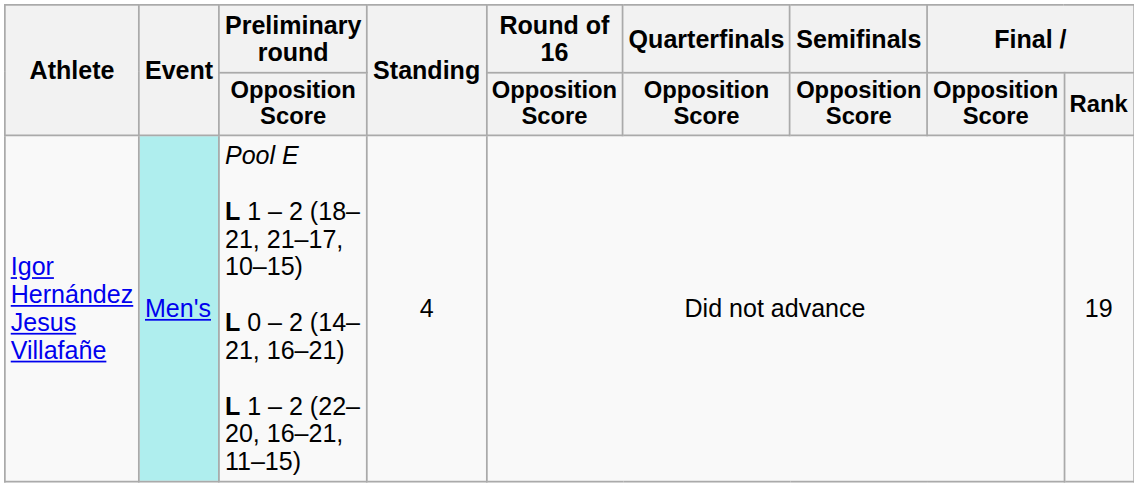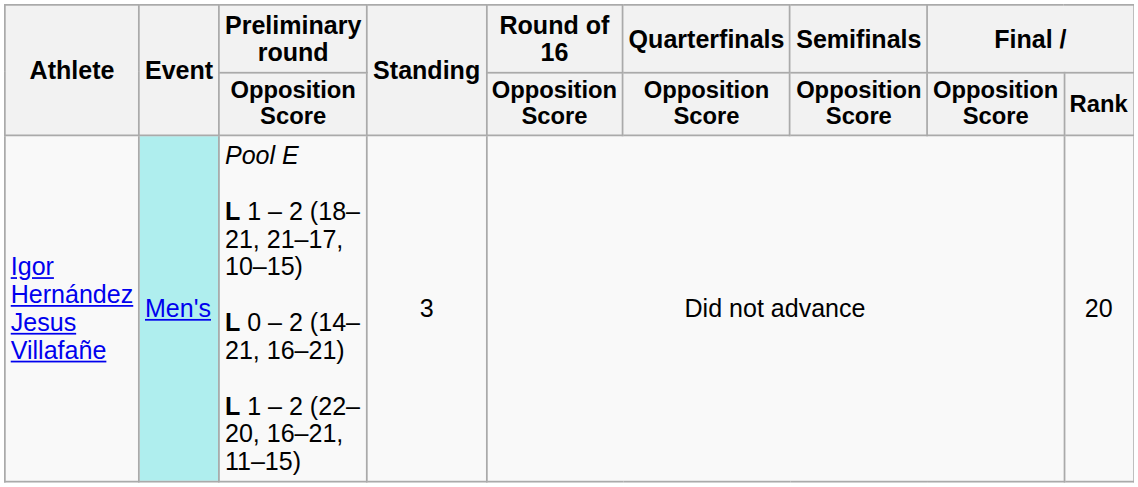(427, 309) 4 -> (427, 309) 3
(1099, 309) 19 -> (1099, 309) 20
